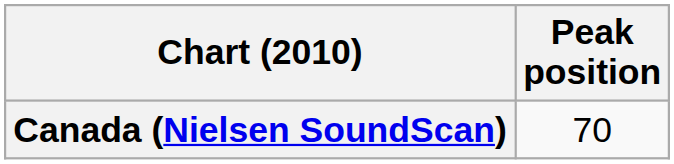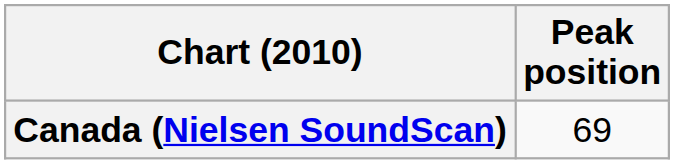(592, 128) 70 -> (592, 128) 69
